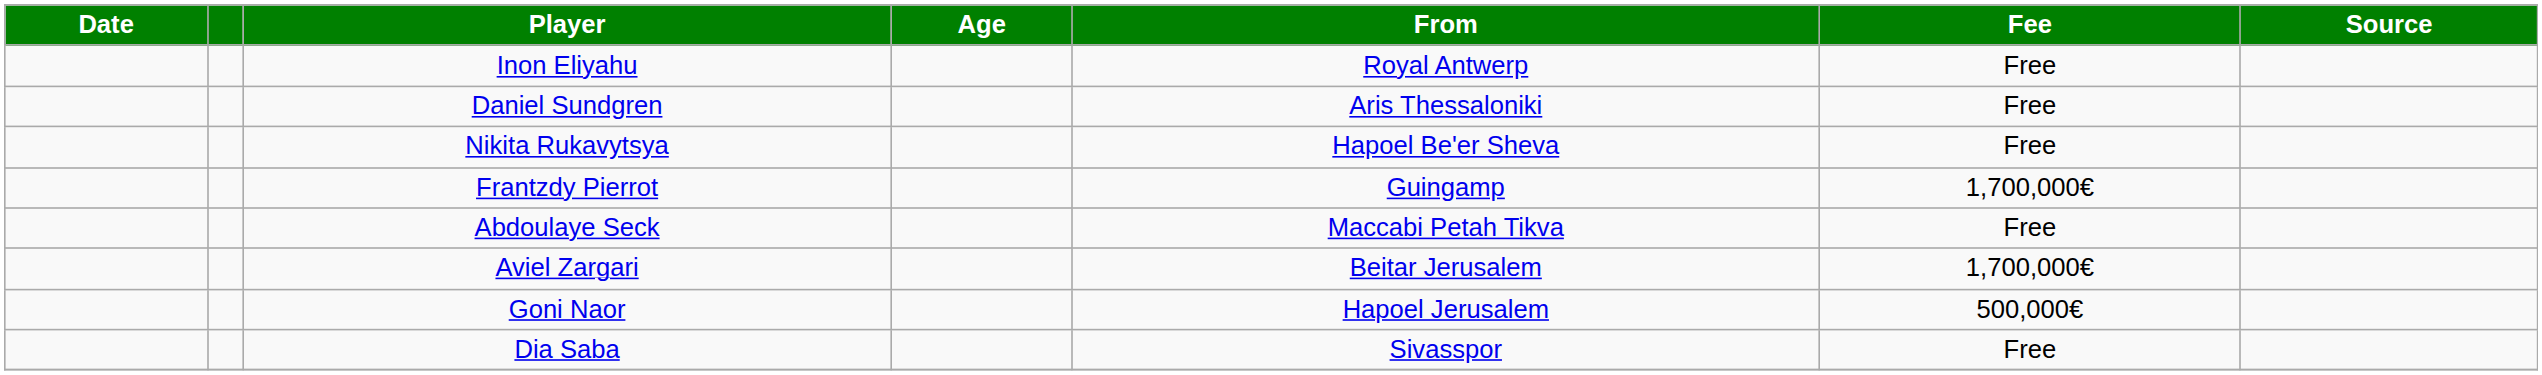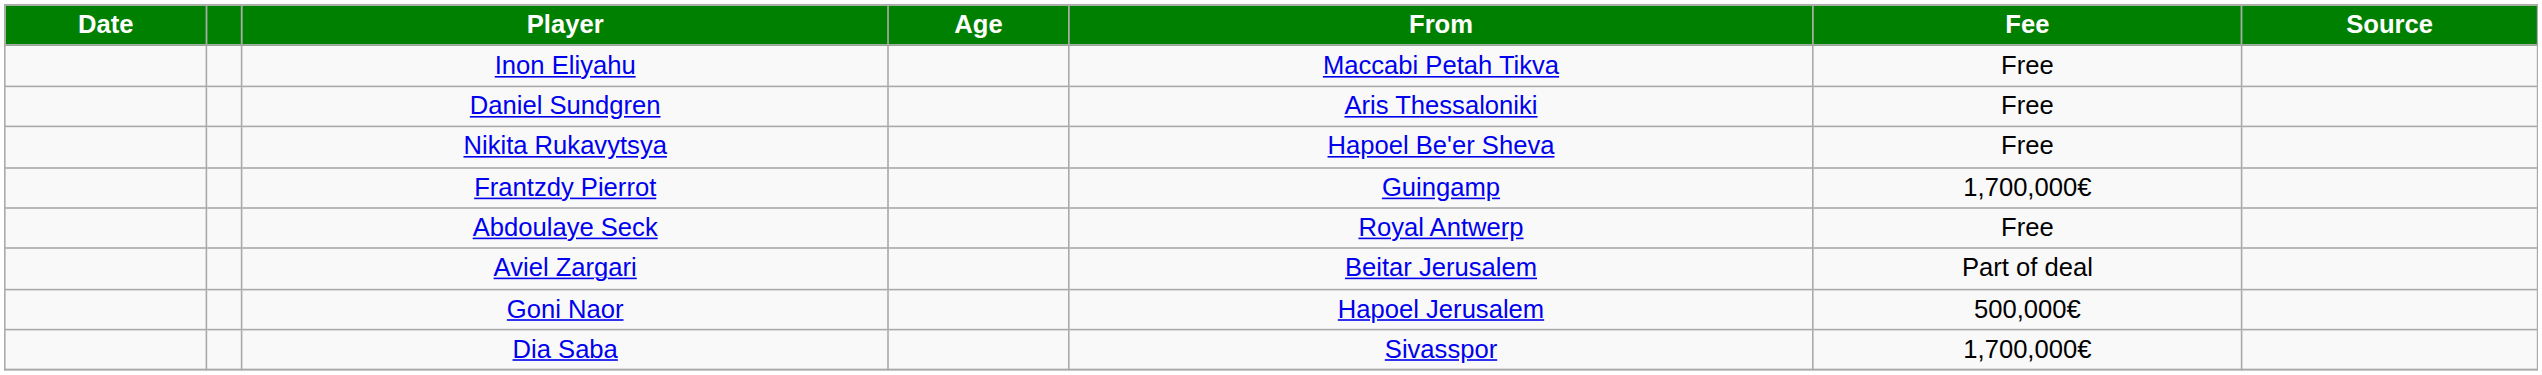(1446, 65) Royal Antwerp -> (1441, 65) Maccabi Petah Tikva
(1446, 227) Maccabi Petah Tikva -> (1441, 227) Royal Antwerp
(2030, 268) 1,700,000€ -> (2027, 268) Part of deal
(2030, 349) Free -> (2027, 349) 1,700,000€
